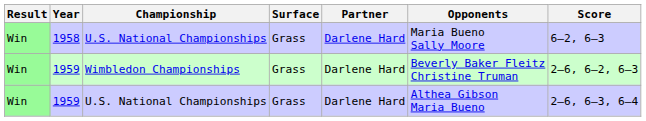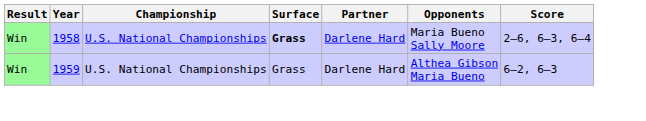(289, 38) normal -> (289, 38) bold
(578, 38) 6–2, 6–3 -> (547, 38) 2–6, 6–3, 6–4
- row: (66, 69)
(594, 100) 2–6, 6–3, 6–4 -> (530, 69) 6–2, 6–3
